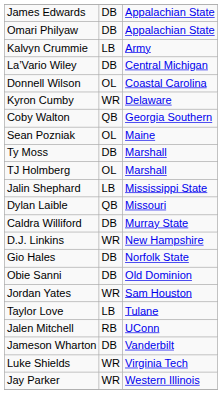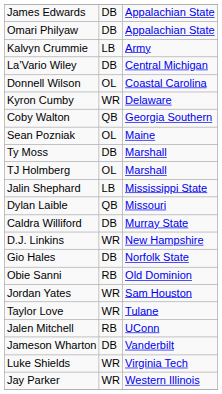(109, 275) DB -> (109, 275) RB
(108, 310) LB -> (111, 310) WR
